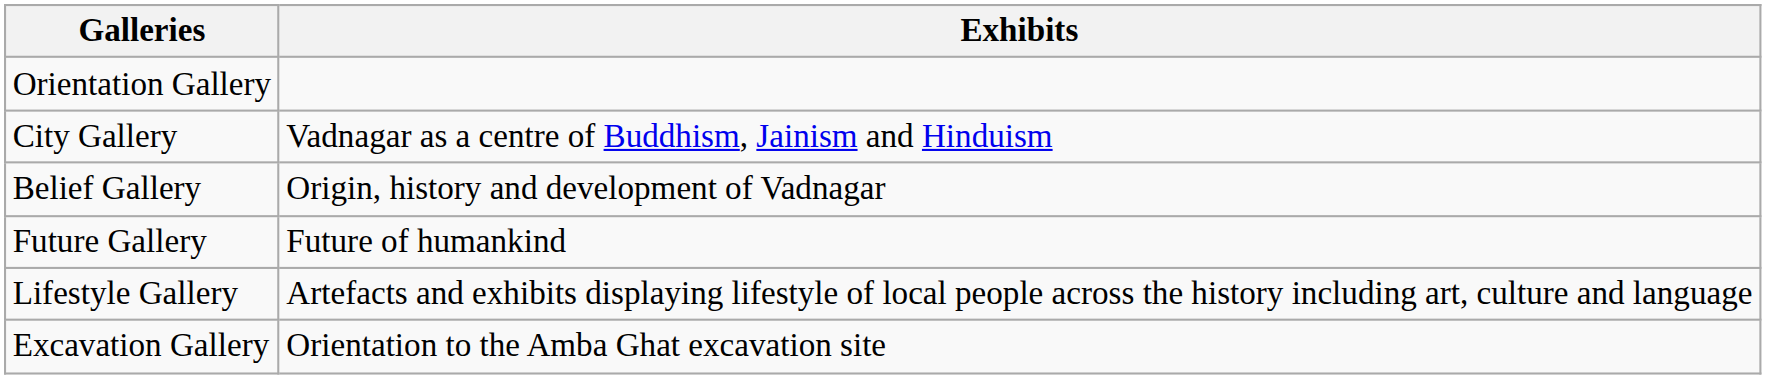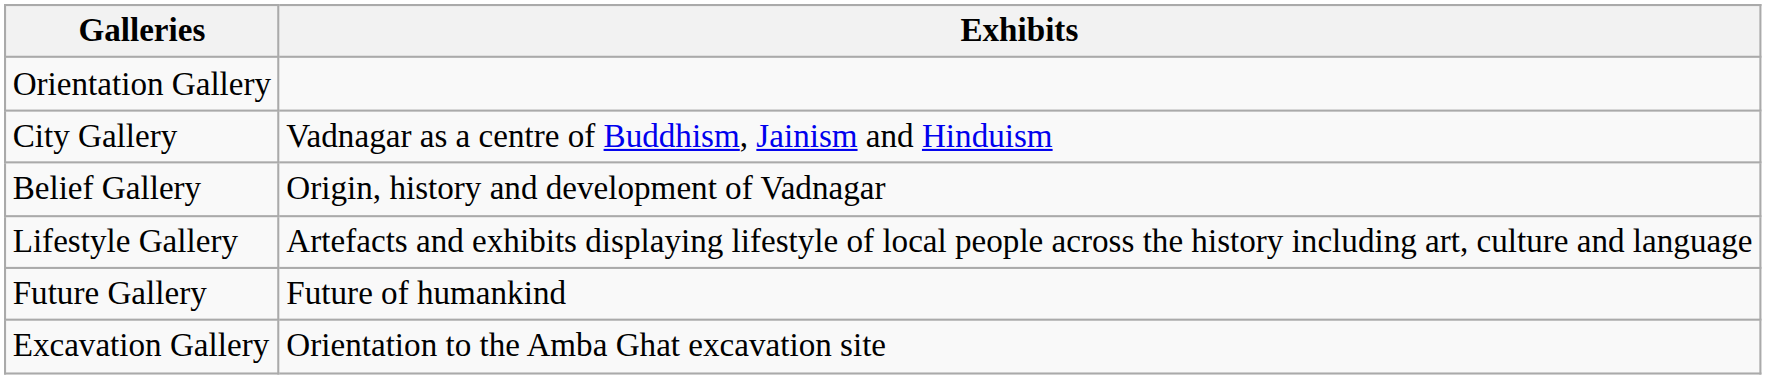rows swapped: (125, 293) <-> (110, 240)
